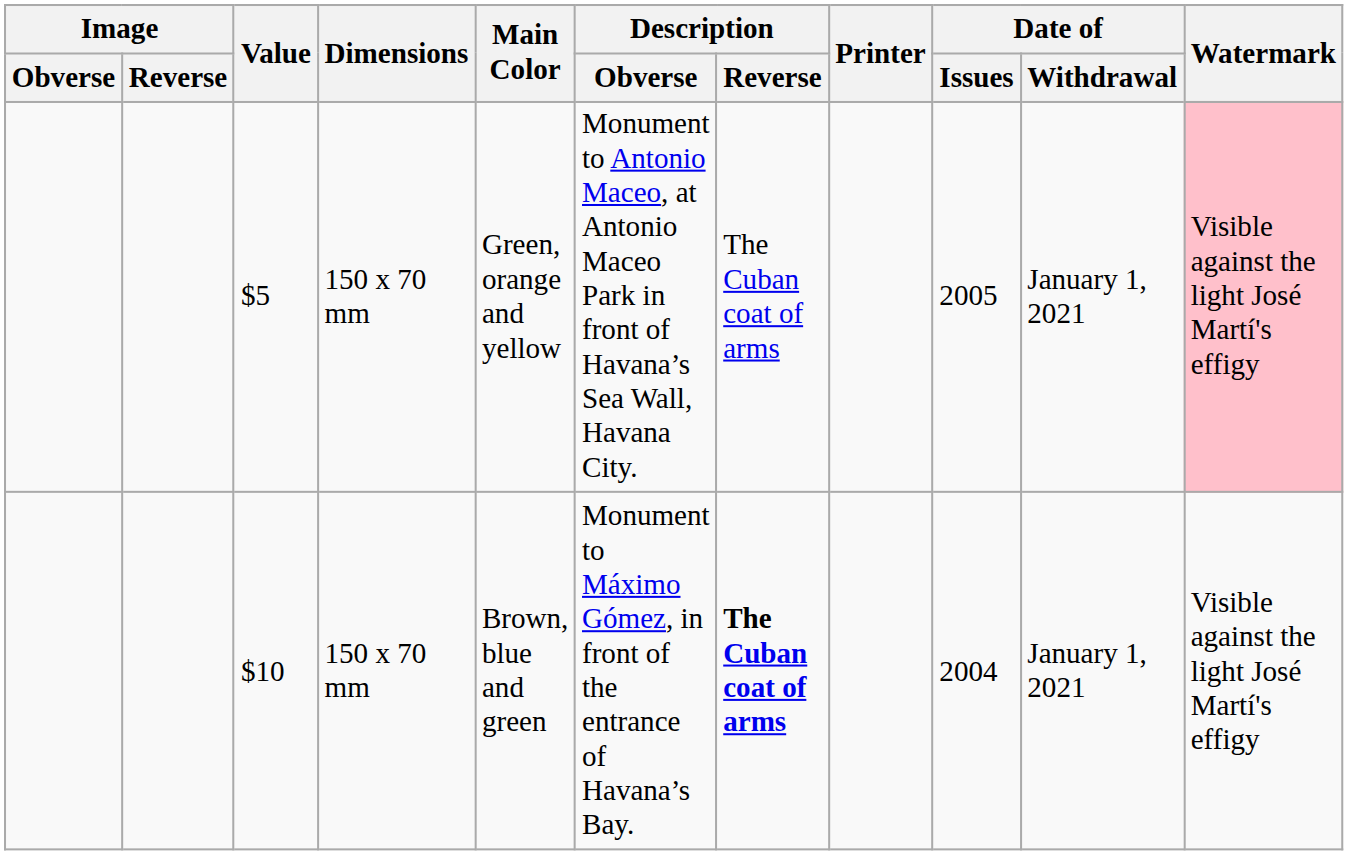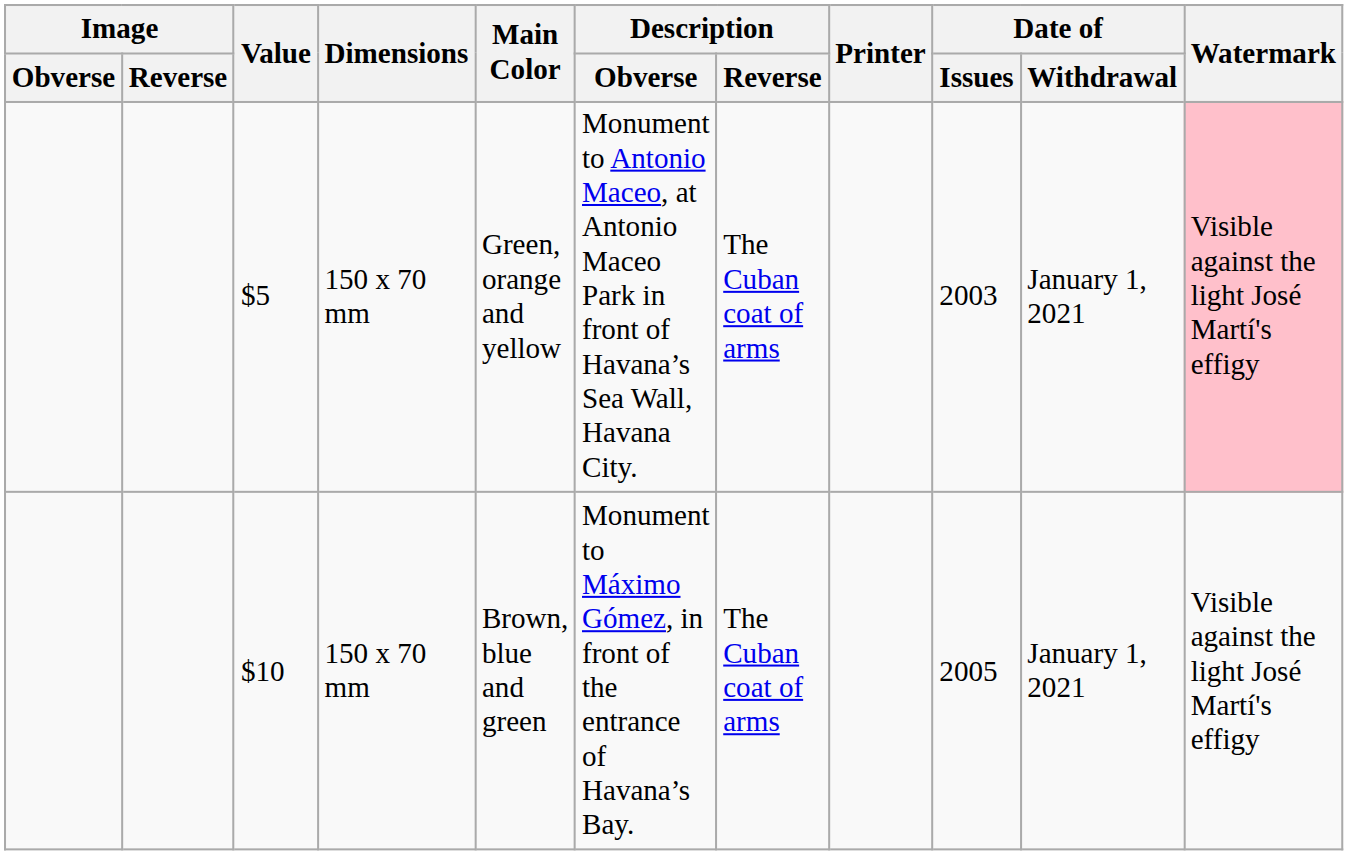(968, 296) 2005 -> (968, 296) 2003
(765, 670) bold -> (763, 670) normal
(968, 670) 2004 -> (968, 670) 2005
